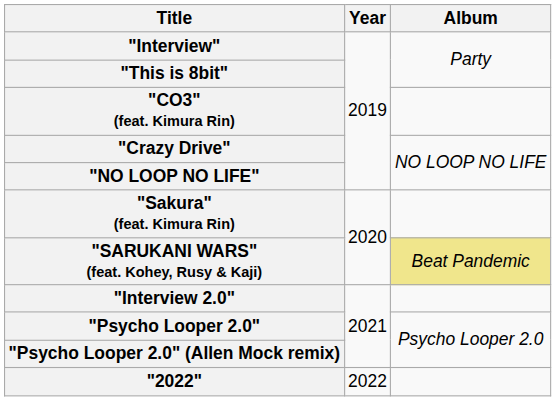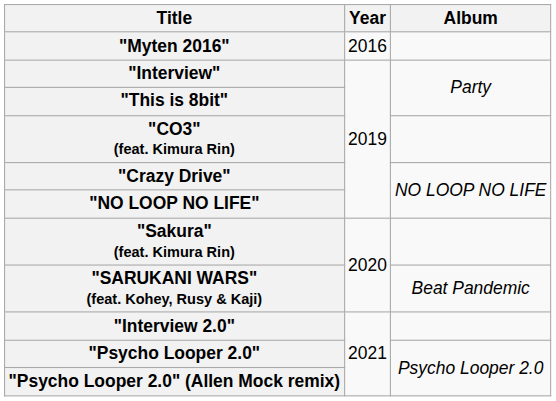+ row: (174, 45)
(471, 260) khaki background -> (471, 288) no background
- row: (174, 381)
